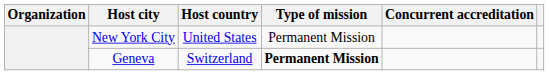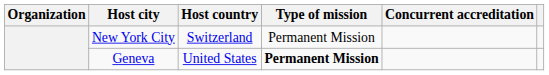(220, 37) United States -> (220, 37) Switzerland
(220, 59) Switzerland -> (220, 59) United States
